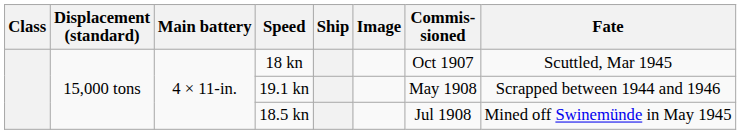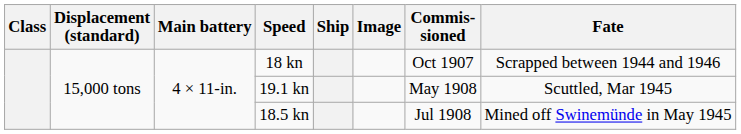(608, 62) Scuttled, Mar 1945 -> (608, 62) Scrapped between 1944 and 1946
(608, 89) Scrapped between 1944 and 1946 -> (608, 89) Scuttled, Mar 1945
